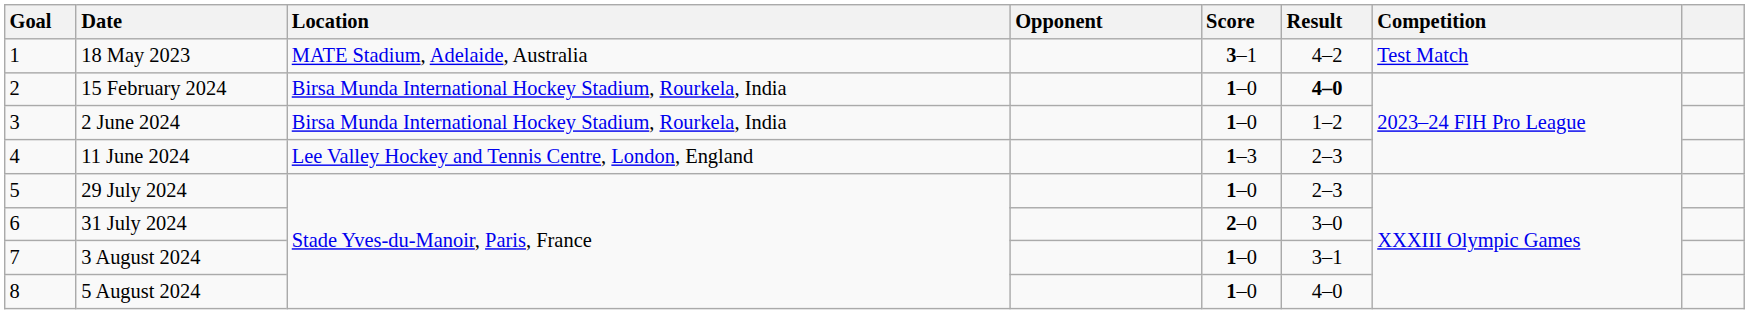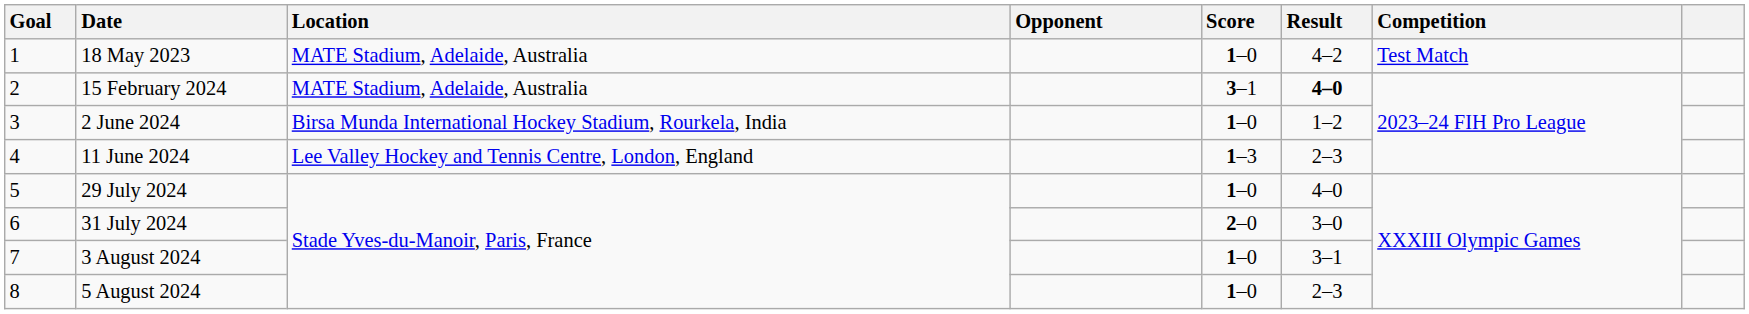(1242, 55) 3–1 -> (1242, 55) 1–0
(539, 89) Birsa Munda International Hockey Stadium, Rourkela, India -> (440, 89) MATE Stadium, Adelaide, Australia
(1242, 89) 1–0 -> (1242, 89) 3–1
(1327, 190) 2–3 -> (1327, 190) 4–0
(1327, 291) 4–0 -> (1327, 291) 2–3
